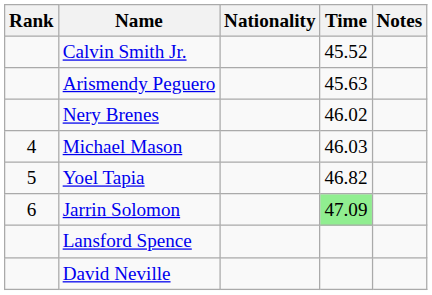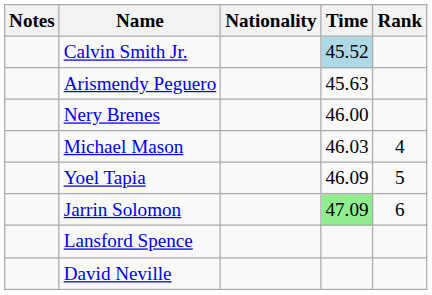columns swapped: (31, 20) <-> (399, 20)
(346, 52) no background -> (347, 52) lightblue background
(346, 115) 46.02 -> (347, 115) 46.00
(346, 178) 46.82 -> (347, 178) 46.09
